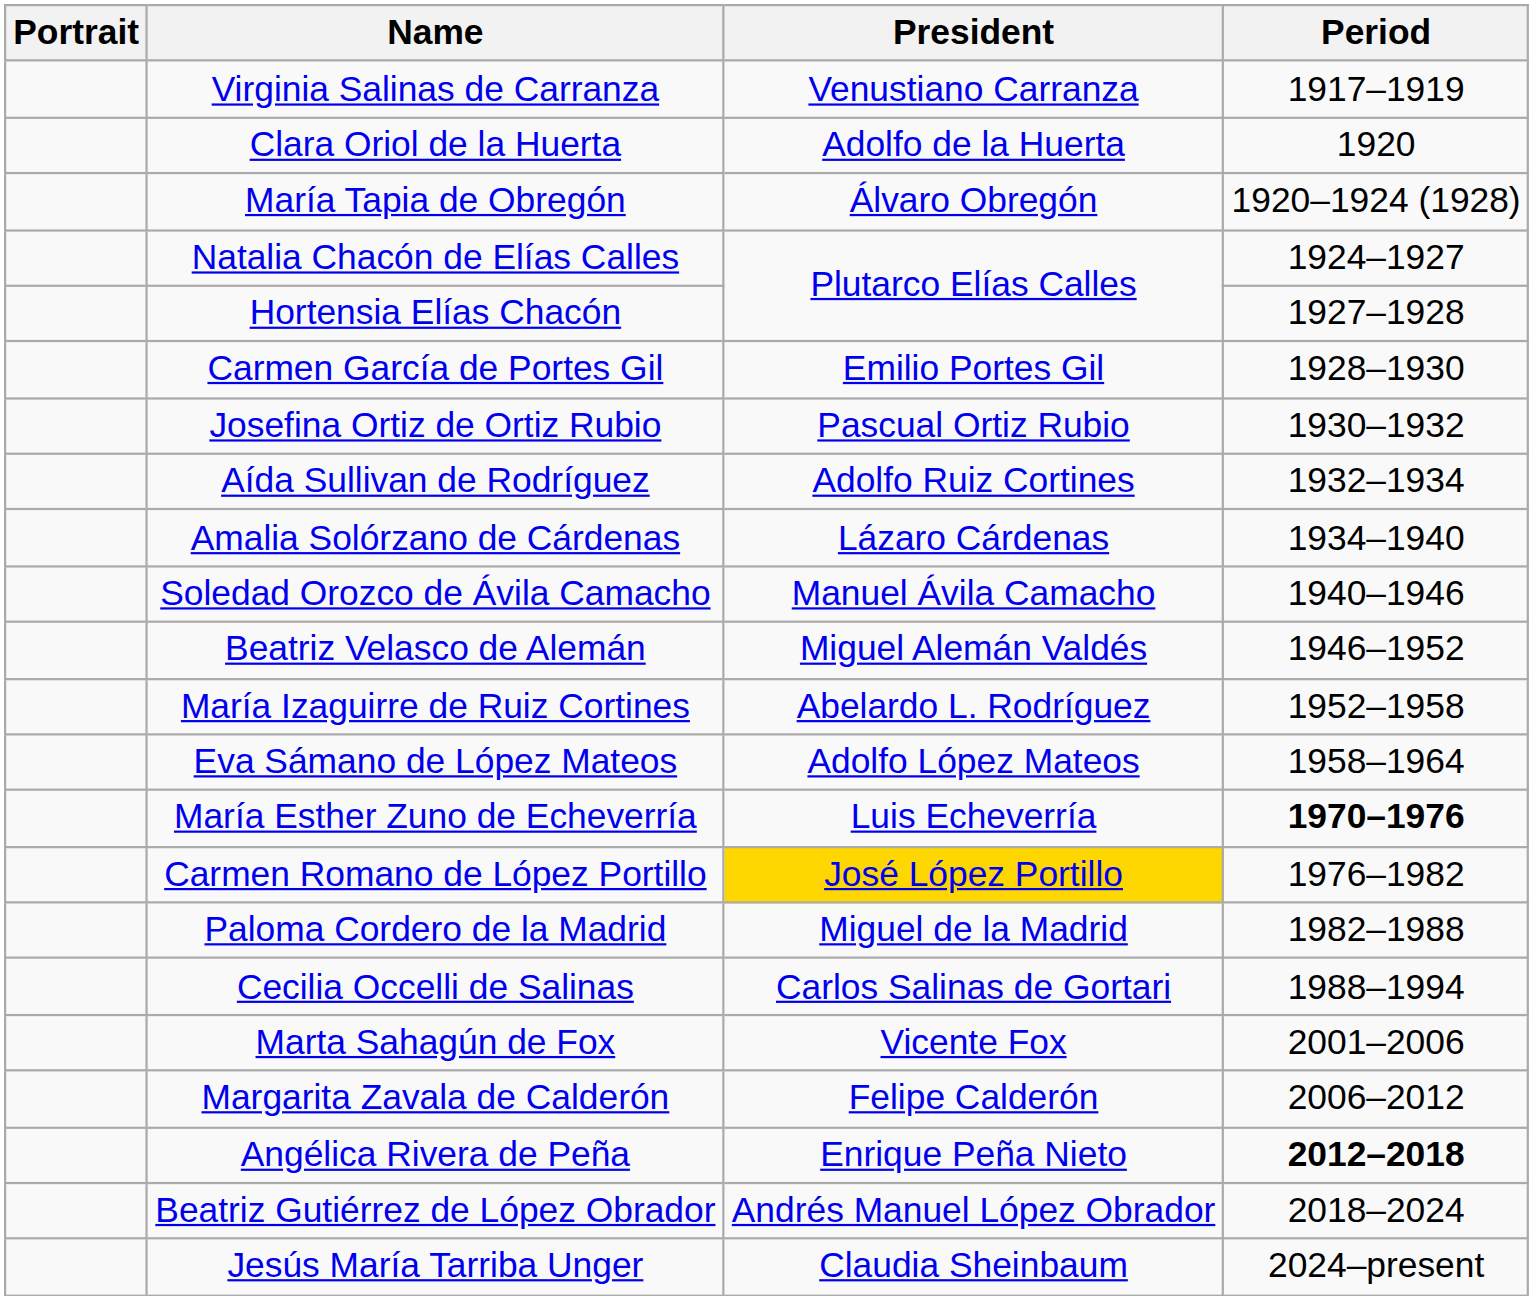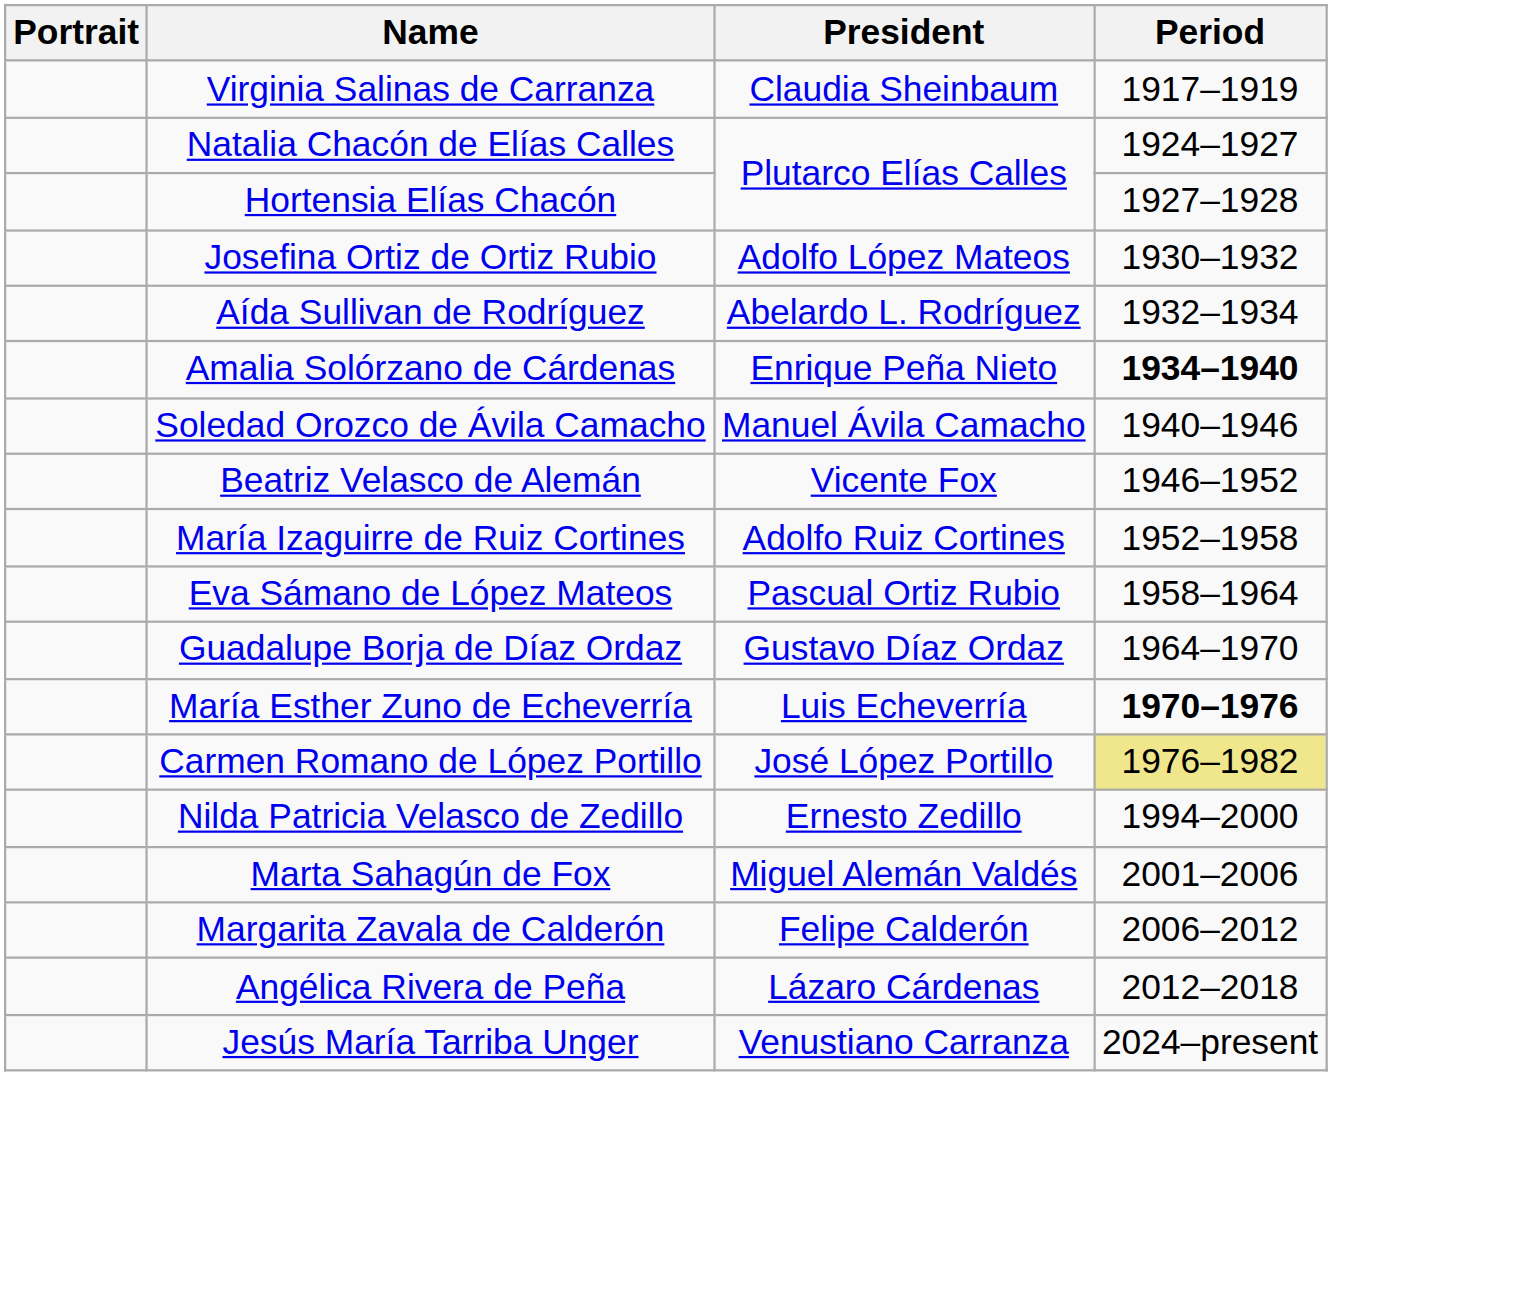(974, 88) Venustiano Carranza -> (904, 88) Claudia Sheinbaum
- row: (435, 144)
- row: (435, 200)
- row: (435, 369)
(974, 425) Pascual Ortiz Rubio -> (904, 256) Adolfo López Mateos
(974, 481) Adolfo Ruiz Cortines -> (904, 312) Abelardo L. Rodríguez
(974, 537) Lázaro Cárdenas -> (904, 369) Enrique Peña Nieto
(1376, 537) normal -> (1210, 369) bold
(974, 649) Miguel Alemán Valdés -> (904, 481) Vicente Fox
(974, 705) Abelardo L. Rodríguez -> (904, 537) Adolfo Ruiz Cortines
(974, 761) Adolfo López Mateos -> (904, 593) Pascual Ortiz Rubio
+ row: (430, 649)
(974, 873) gold background -> (904, 761) no background
(1376, 873) no background -> (1210, 761) khaki background
- row: (435, 929)
- row: (435, 985)
+ row: (430, 817)
(974, 1041) Vicente Fox -> (904, 873) Miguel Alemán Valdés
(974, 1154) Enrique Peña Nieto -> (904, 985) Lázaro Cárdenas
(1376, 1154) bold -> (1210, 985) normal
- row: (435, 1210)
(974, 1266) Claudia Sheinbaum -> (904, 1041) Venustiano Carranza
